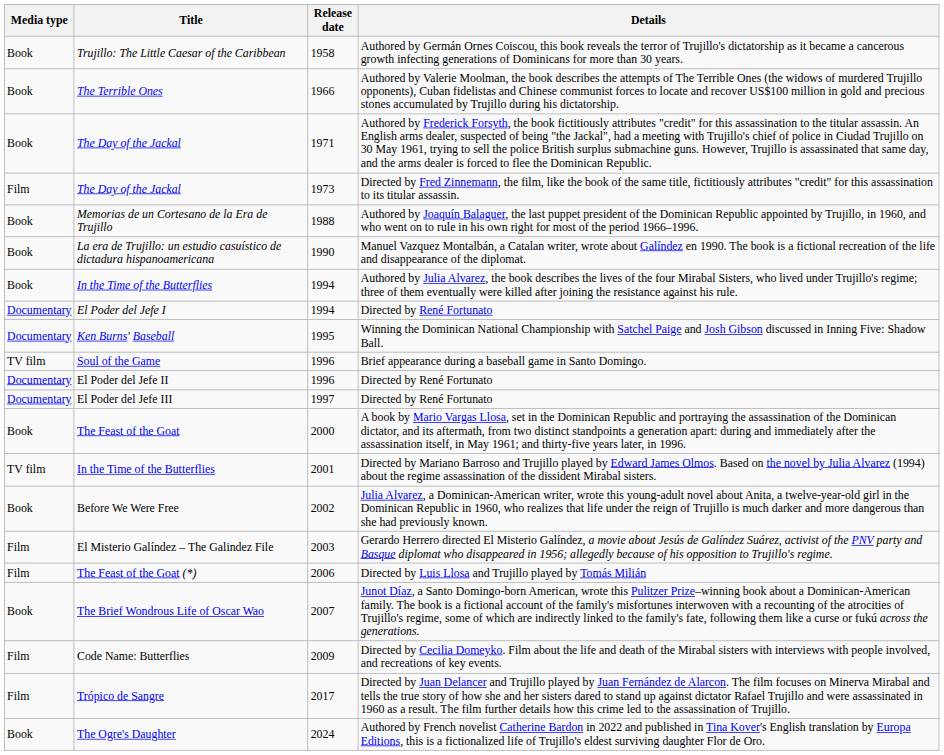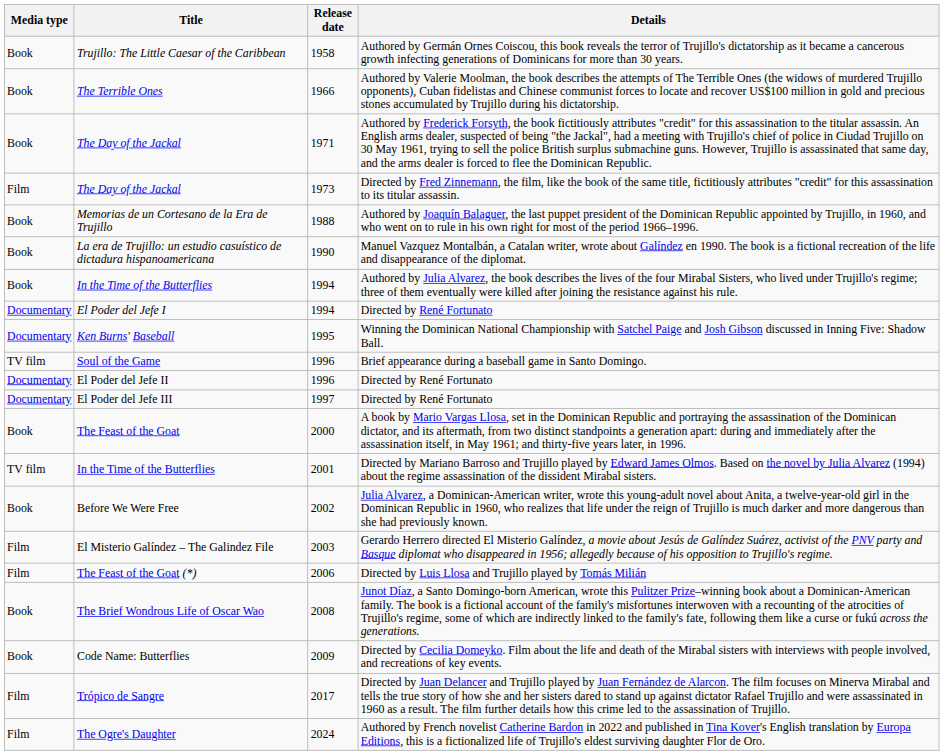(322, 611) 2007 -> (322, 611) 2008
(18, 657) Film -> (20, 657) Book
(20, 734) Book -> (18, 734) Film
